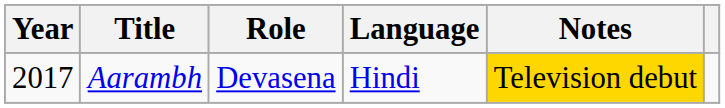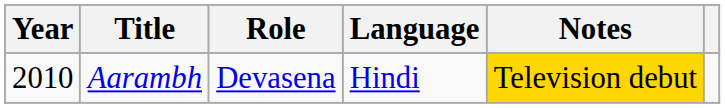(43, 77) 2017 -> (43, 77) 2010
